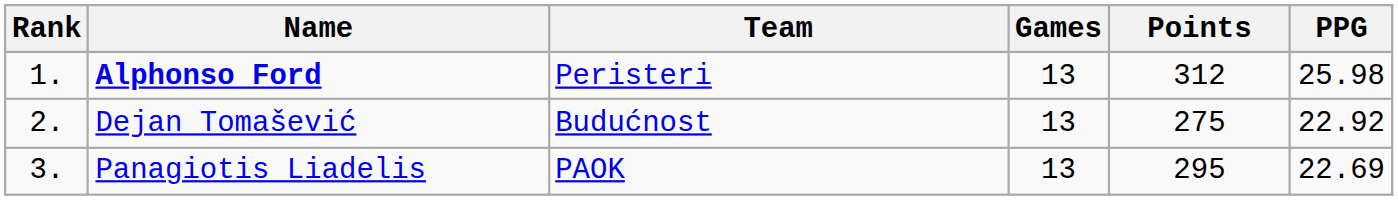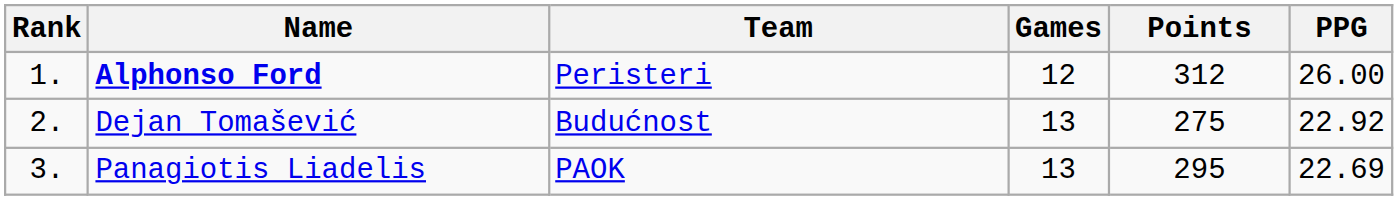(1059, 76) 13 -> (1059, 76) 12
(1341, 76) 25.98 -> (1341, 76) 26.00
